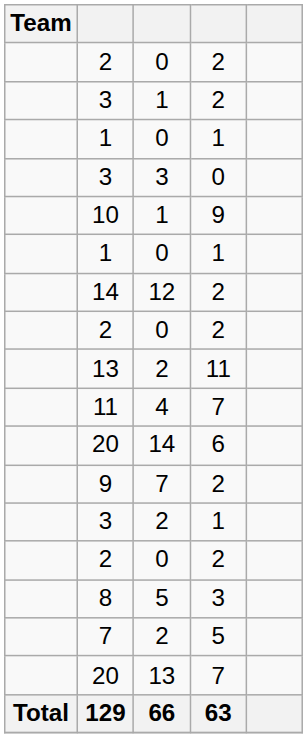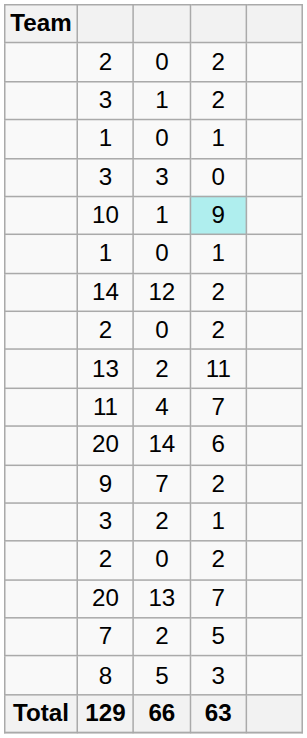(218, 215) no background -> (218, 215) paleturquoise background
rows swapped: (105, 675) <-> (105, 598)
